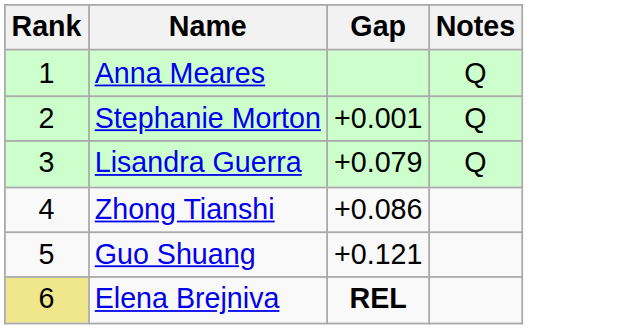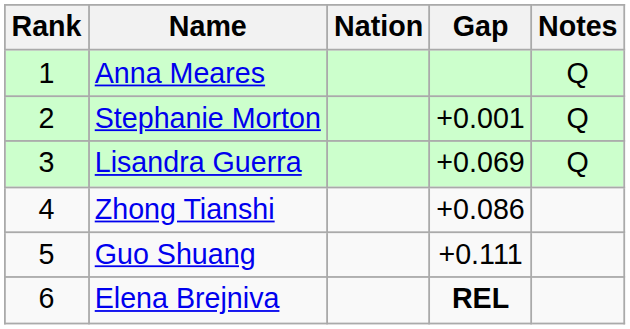+ column: (379, 27)
(378, 163) +0.079 -> (481, 163) +0.069
(378, 254) +0.121 -> (481, 254) +0.111
(47, 299) khaki background -> (47, 299) no background
